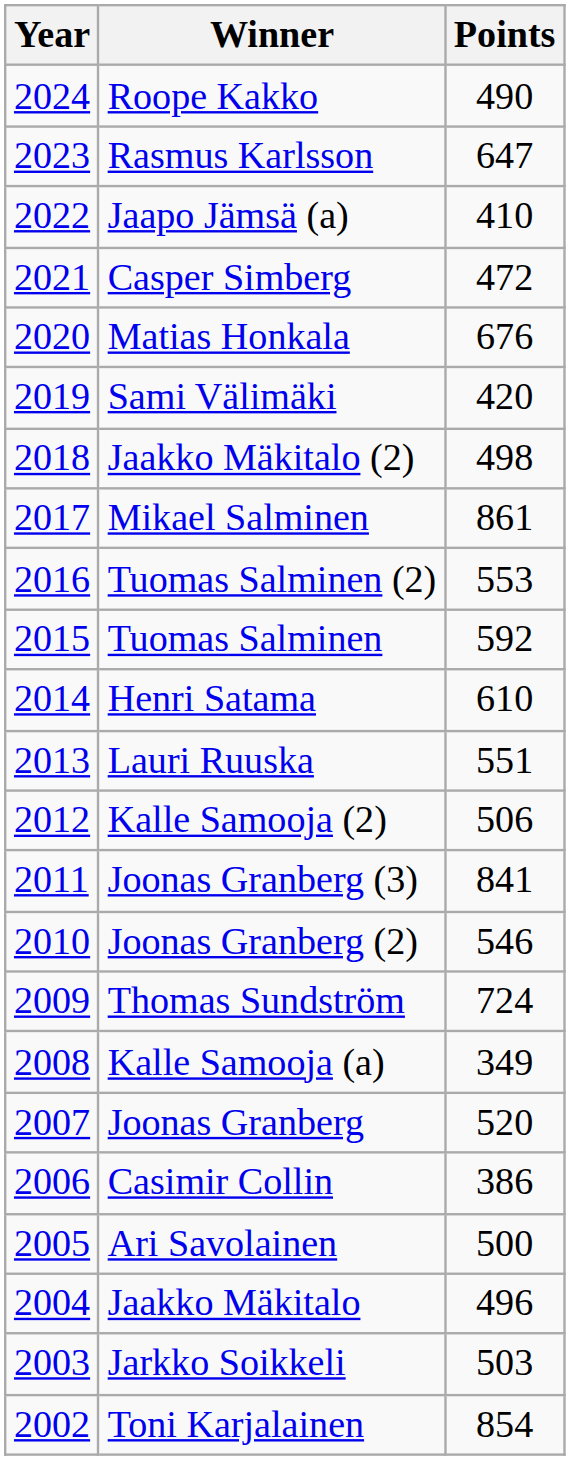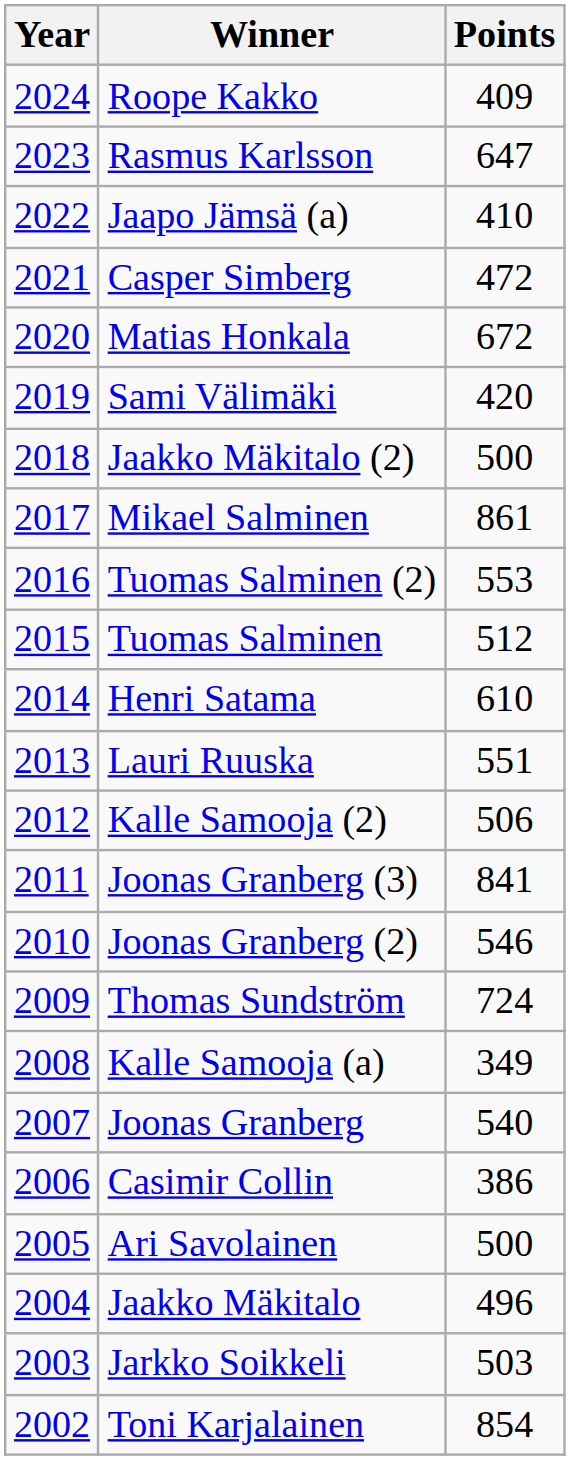(505, 95) 490 -> (505, 95) 409
(505, 336) 676 -> (505, 336) 672
(505, 457) 498 -> (505, 457) 500
(505, 638) 592 -> (505, 638) 512
(505, 1121) 520 -> (505, 1121) 540
